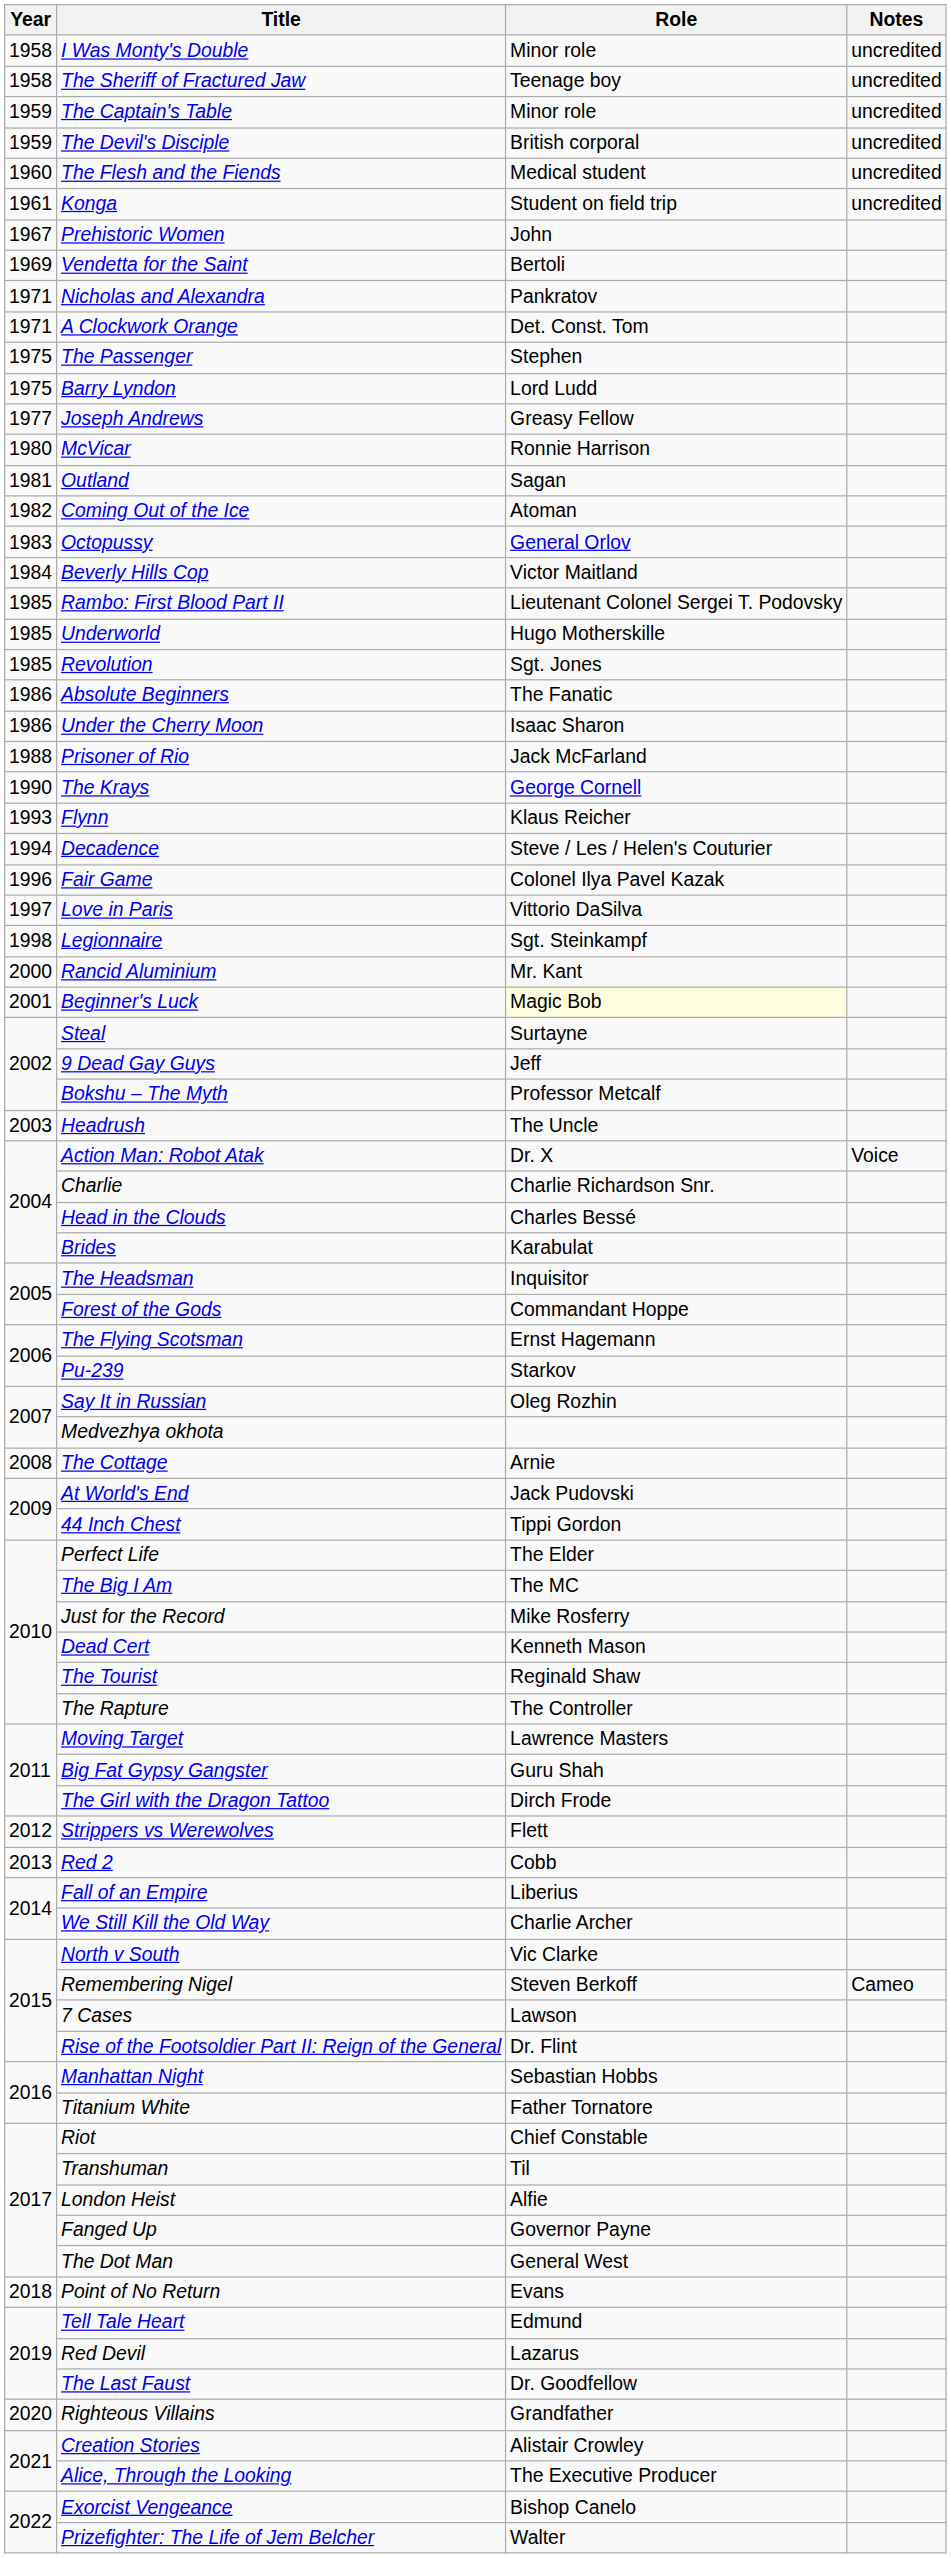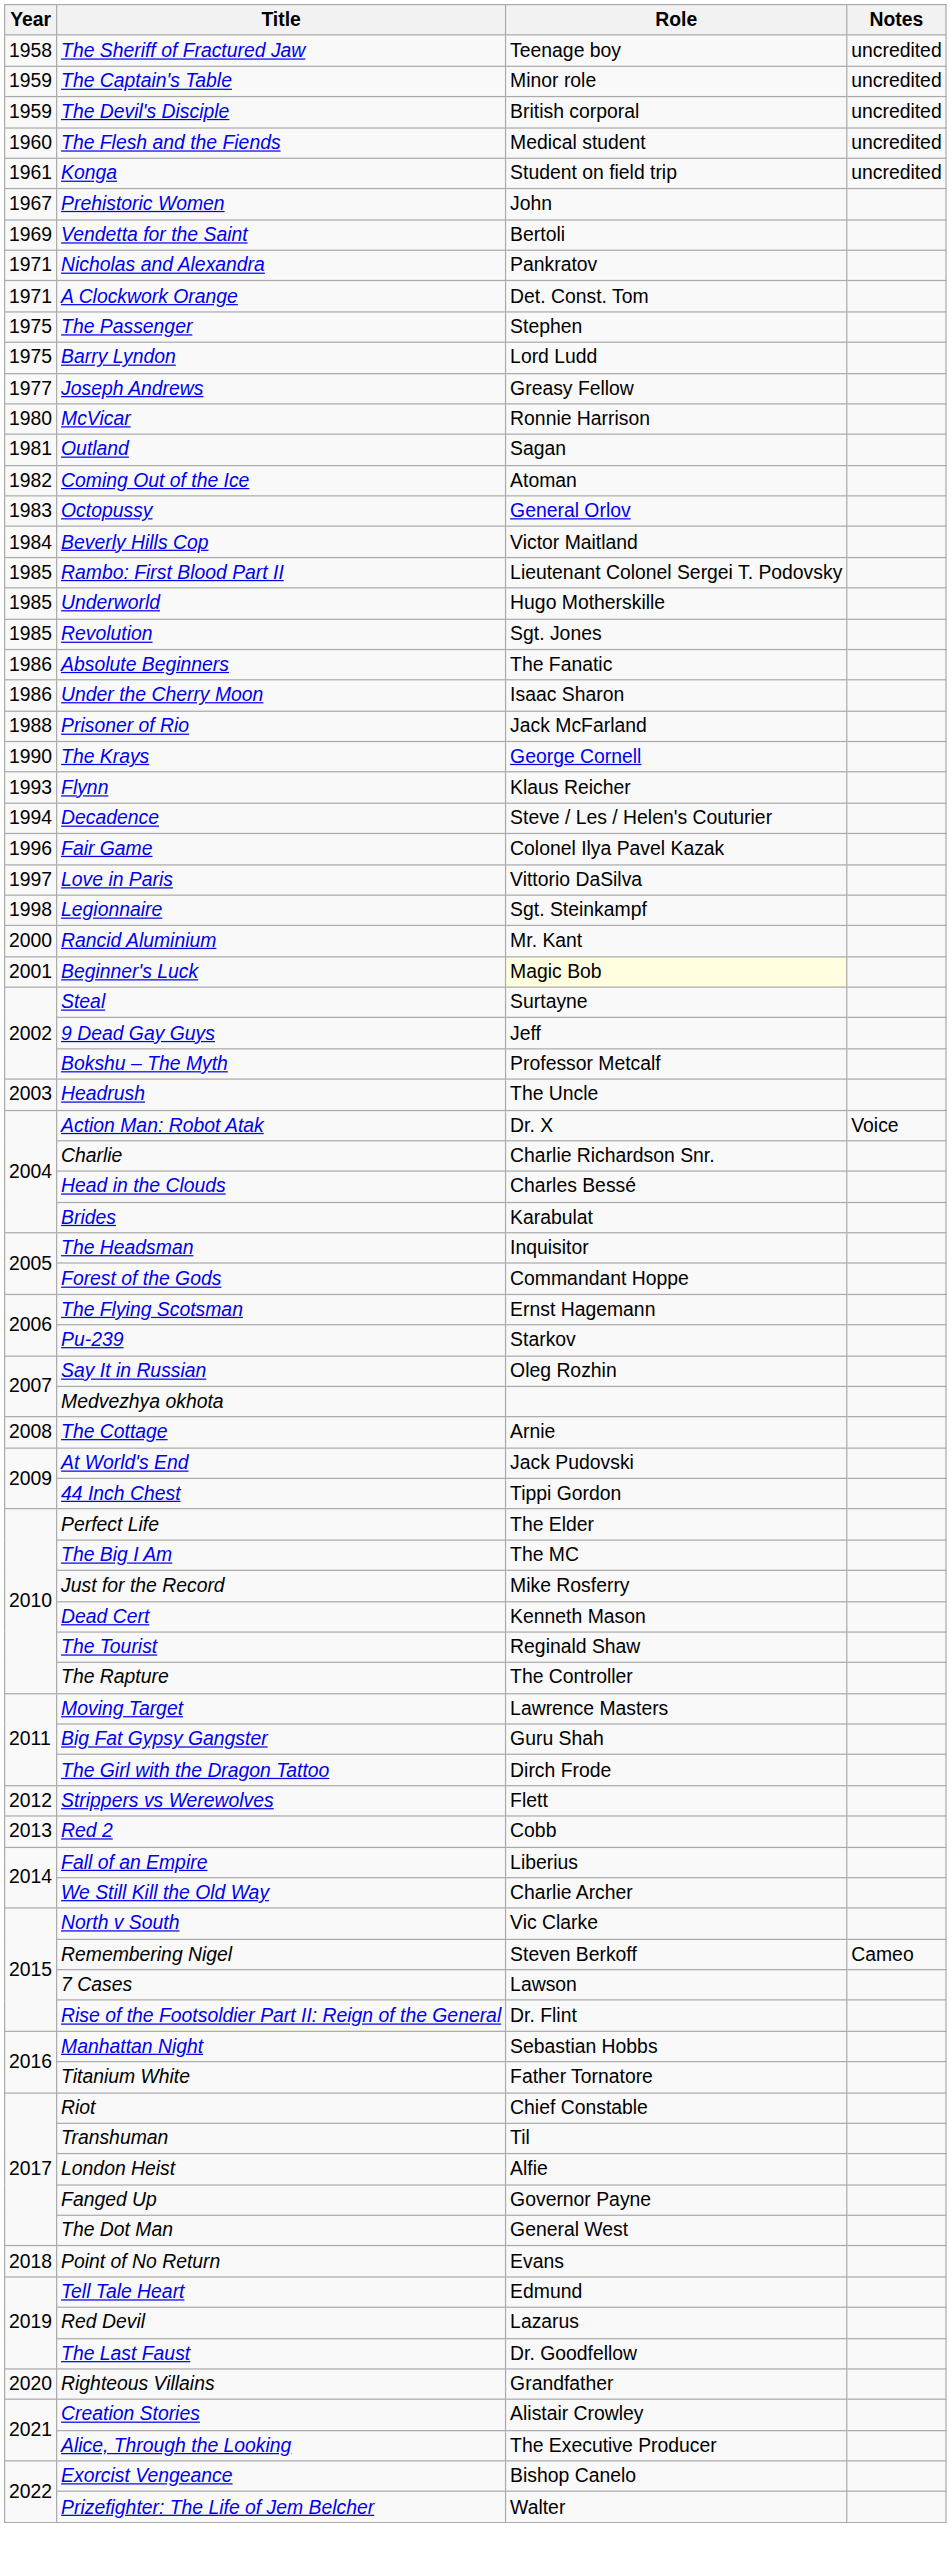- row: (155, 50)
